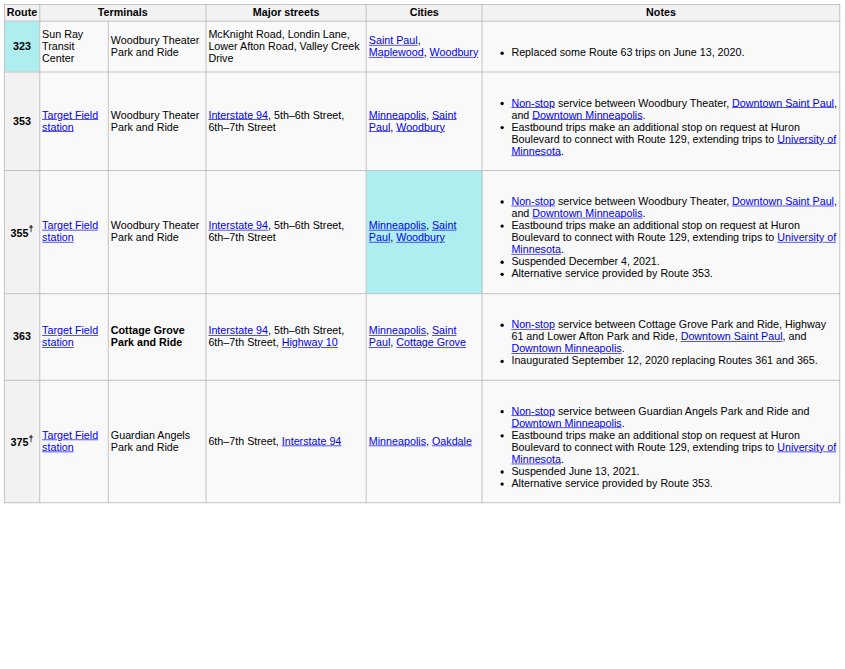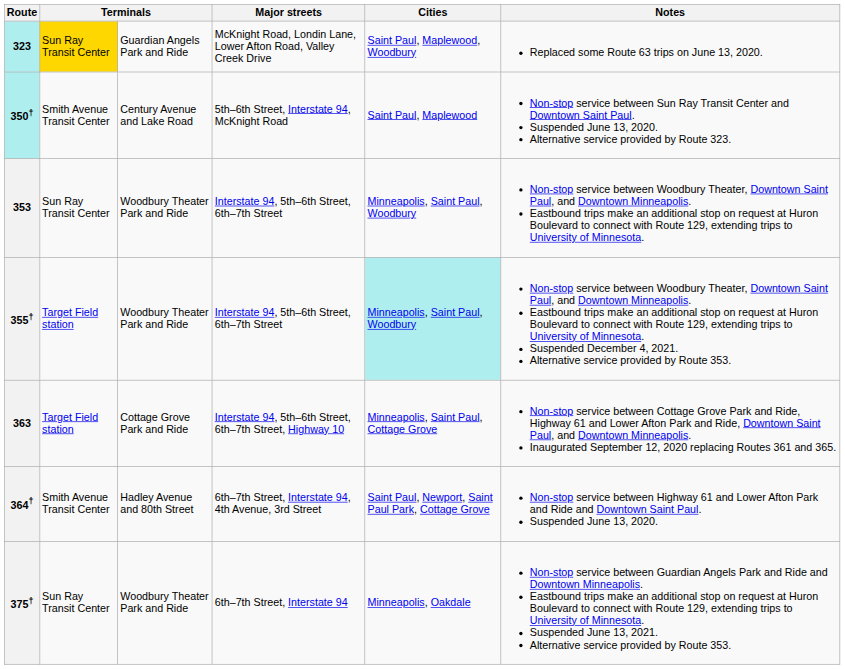(63, 46) no background -> (76, 46) gold background
(155, 46) Woodbury Theater Park and Ride -> (160, 46) Guardian Angels Park and Ride
+ row: (22, 115)
(70, 121) Target Field station -> (76, 208) Sun Ray Transit Center
(148, 336) bold -> (155, 423) normal
+ row: (22, 504)
(70, 441) Target Field station -> (76, 603) Sun Ray Transit Center
(150, 441) Guardian Angels Park and Ride -> (164, 603) Woodbury Theater Park and Ride
